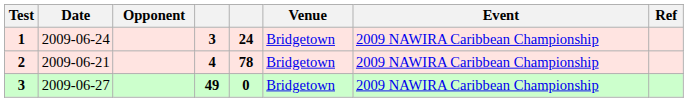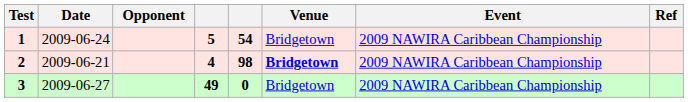(212, 39) 3 -> (211, 39) 5
(246, 39) 24 -> (245, 39) 54
(246, 62) 78 -> (245, 62) 98
(301, 62) normal -> (302, 62) bold
